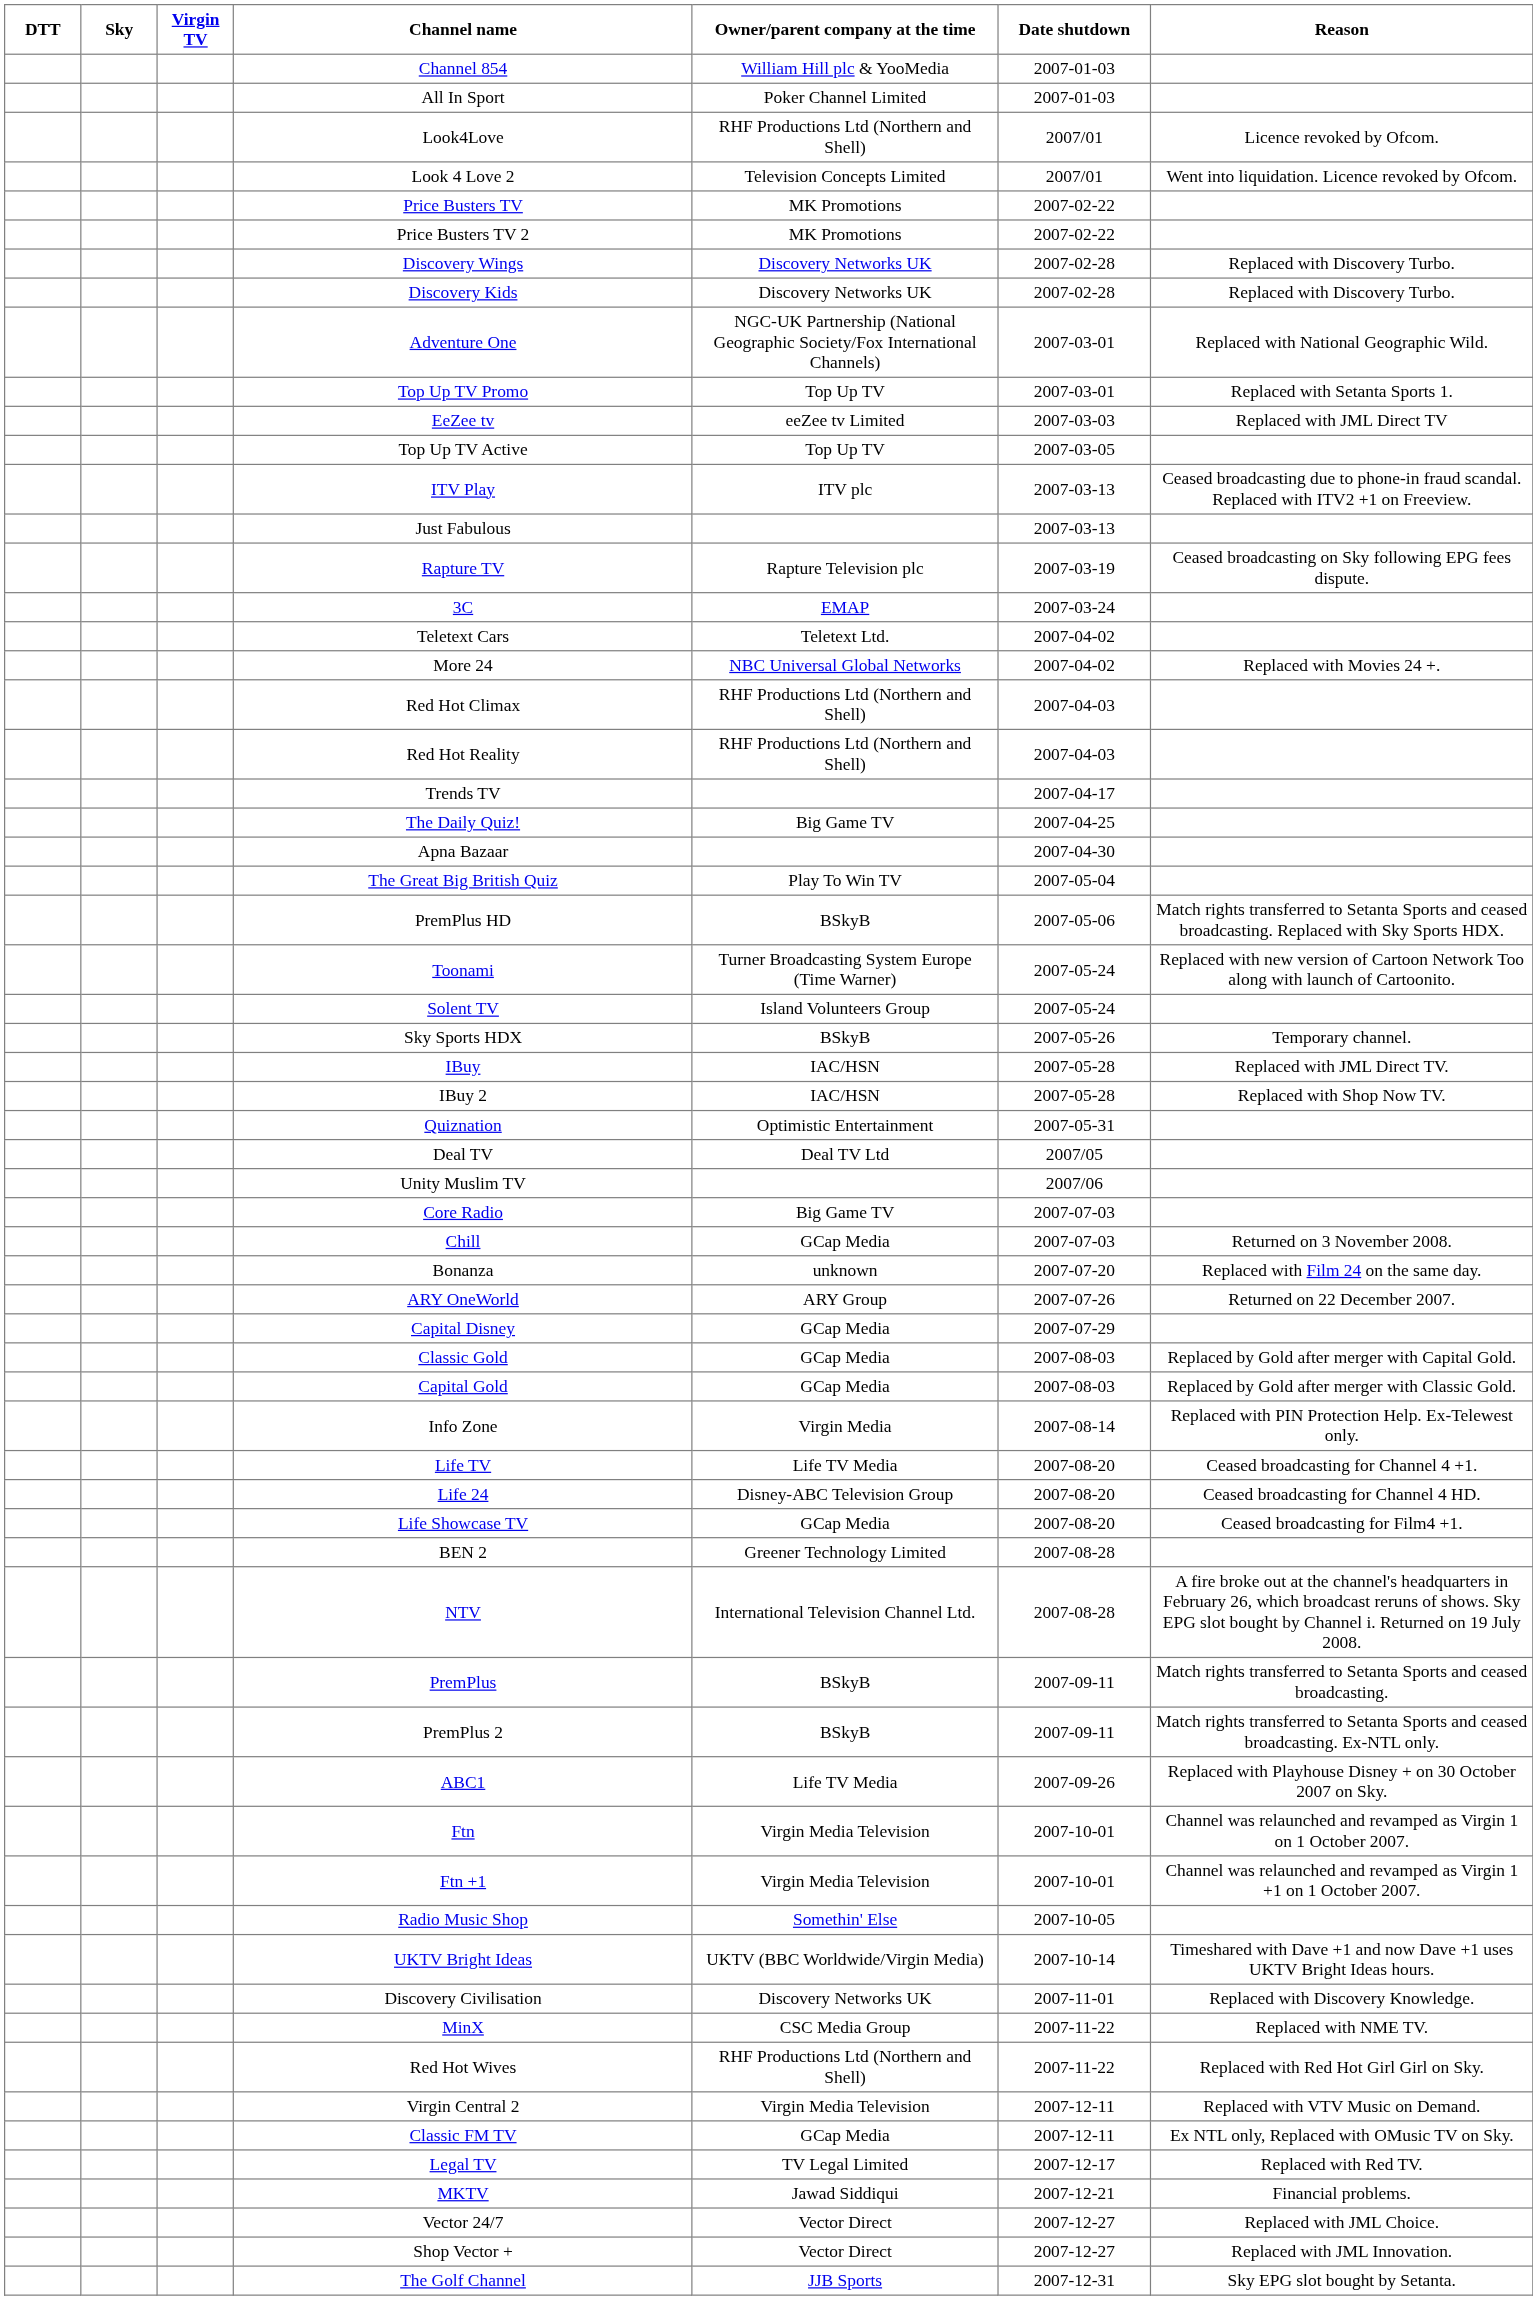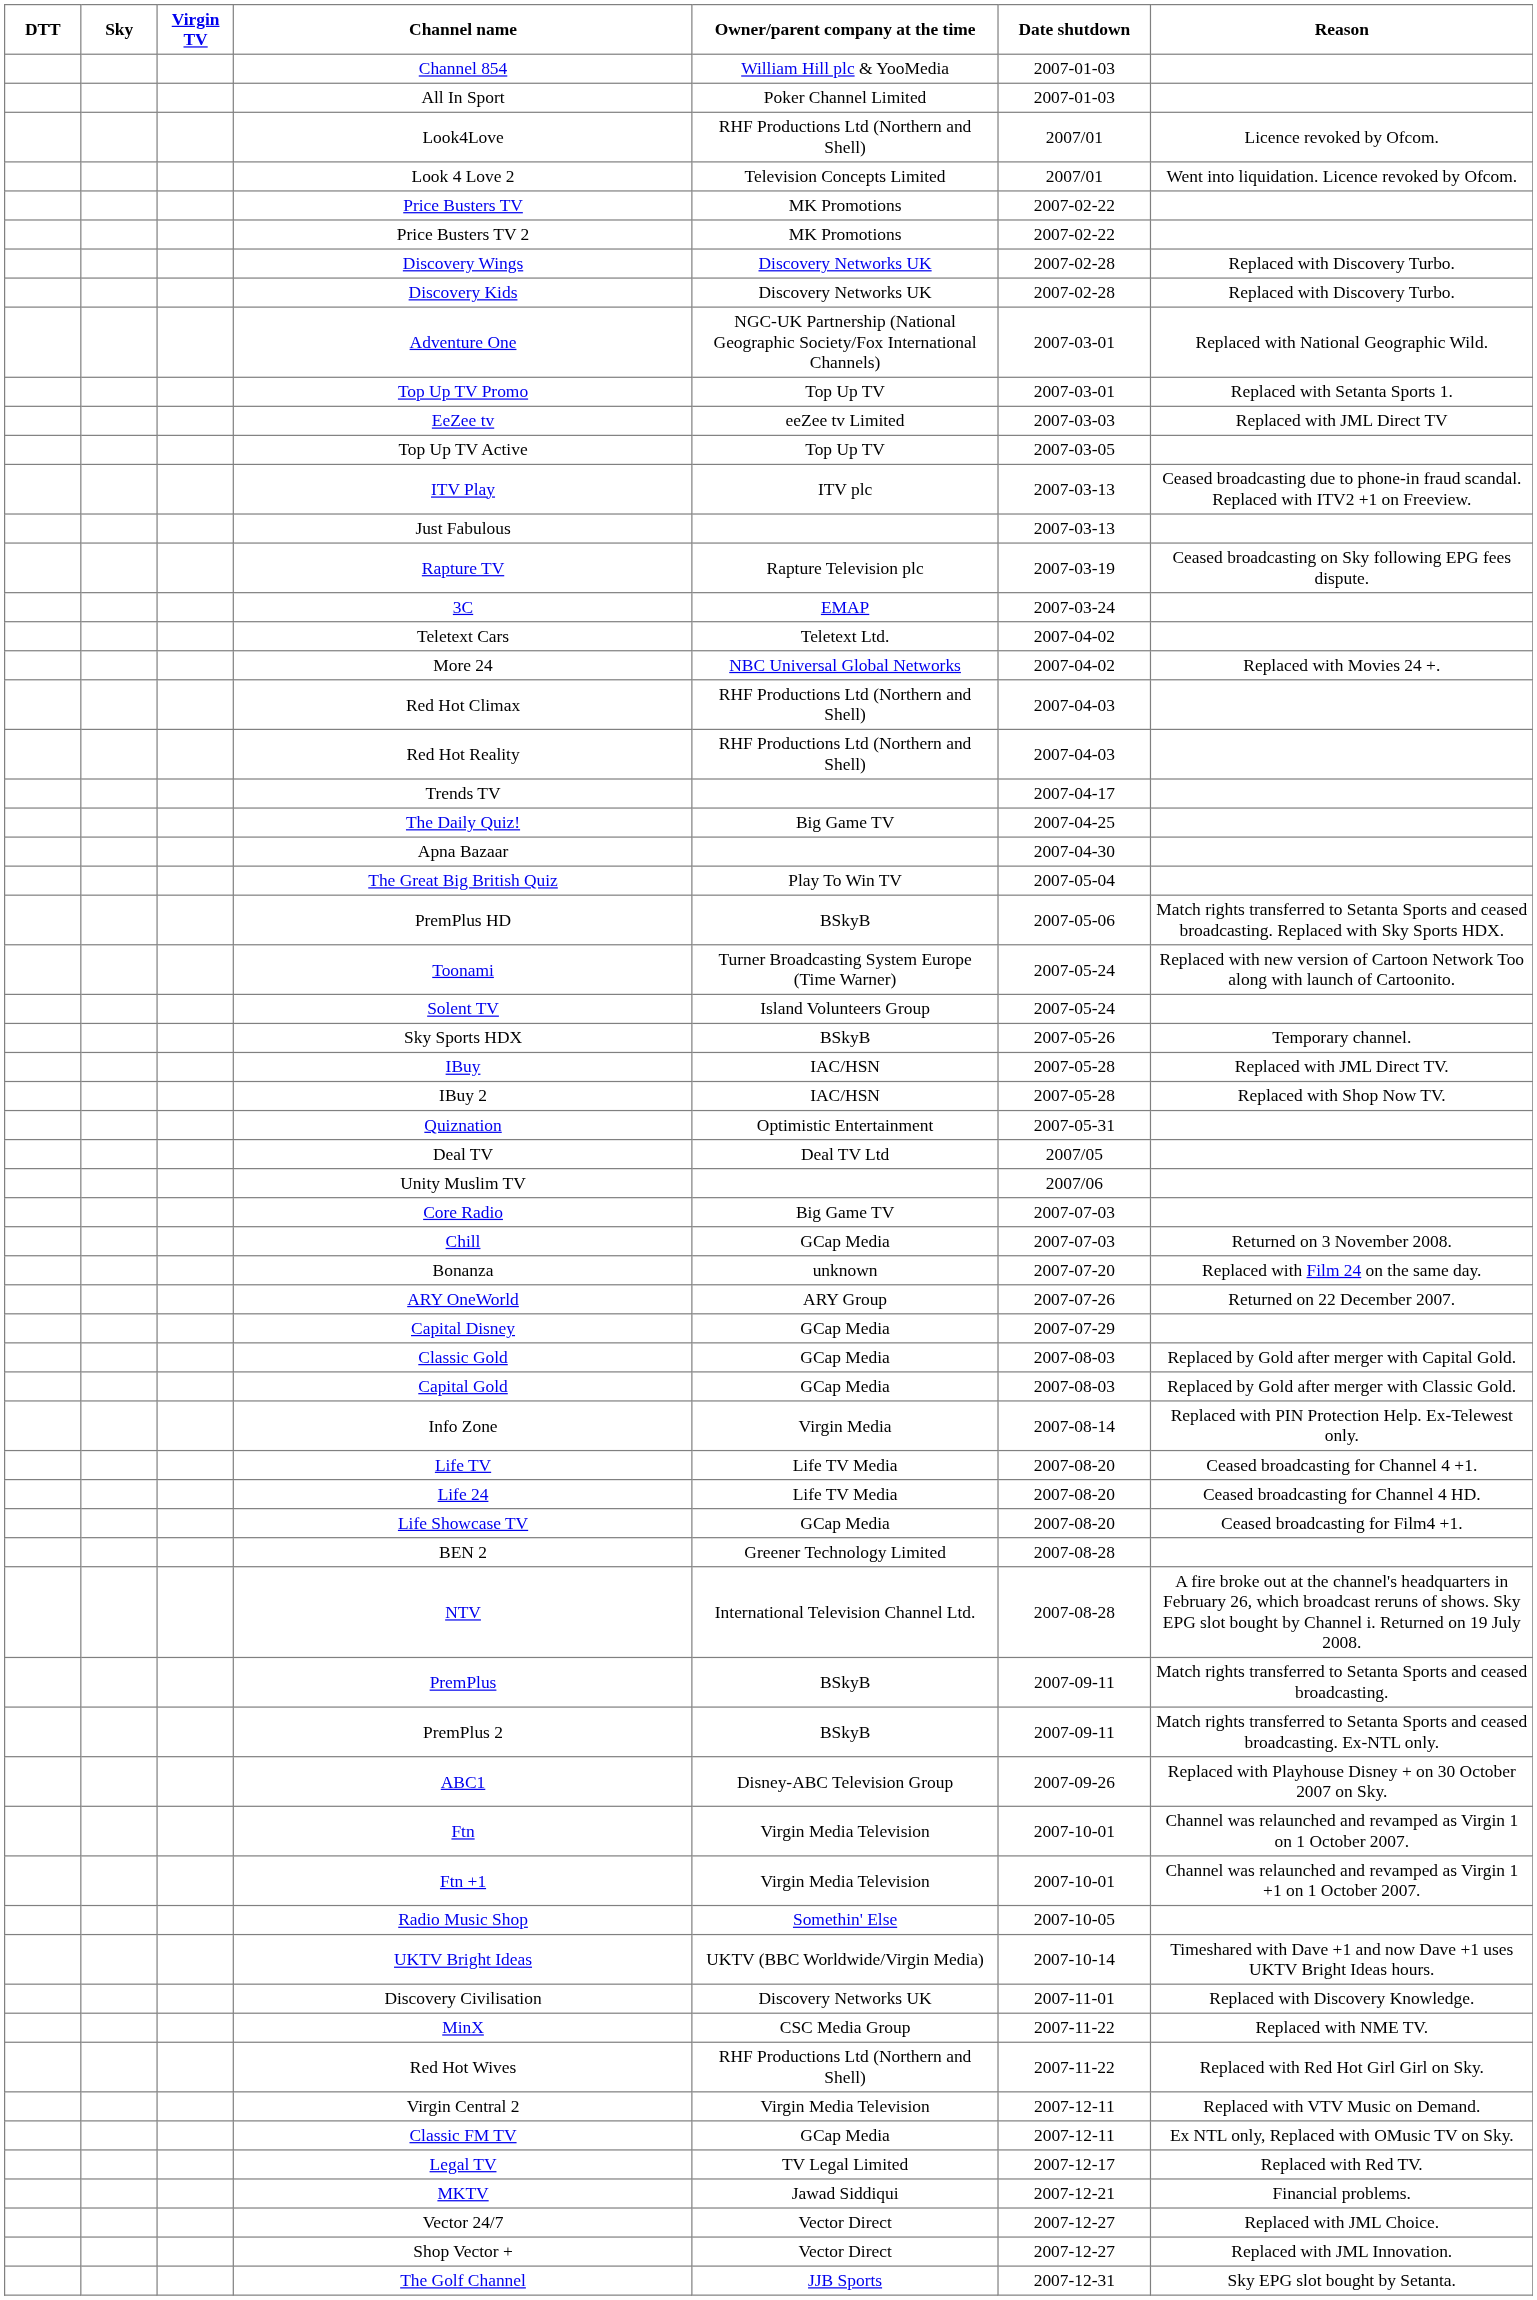(845, 1494) Disney-ABC Television Group -> (845, 1494) Life TV Media
(845, 1781) Life TV Media -> (845, 1781) Disney-ABC Television Group
